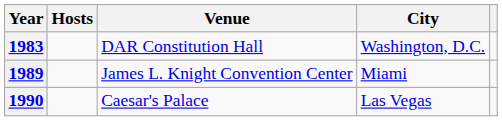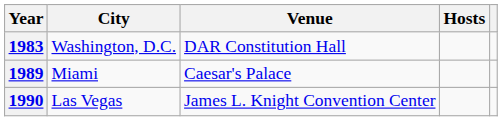columns swapped: (423, 18) <-> (72, 18)
(227, 73) James L. Knight Convention Center -> (238, 73) Caesar's Palace
(155, 101) Caesar's Palace -> (310, 101) James L. Knight Convention Center
